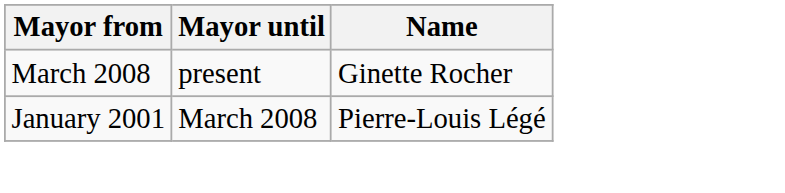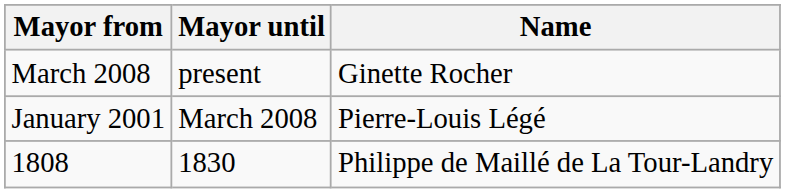+ row: (40, 163)
